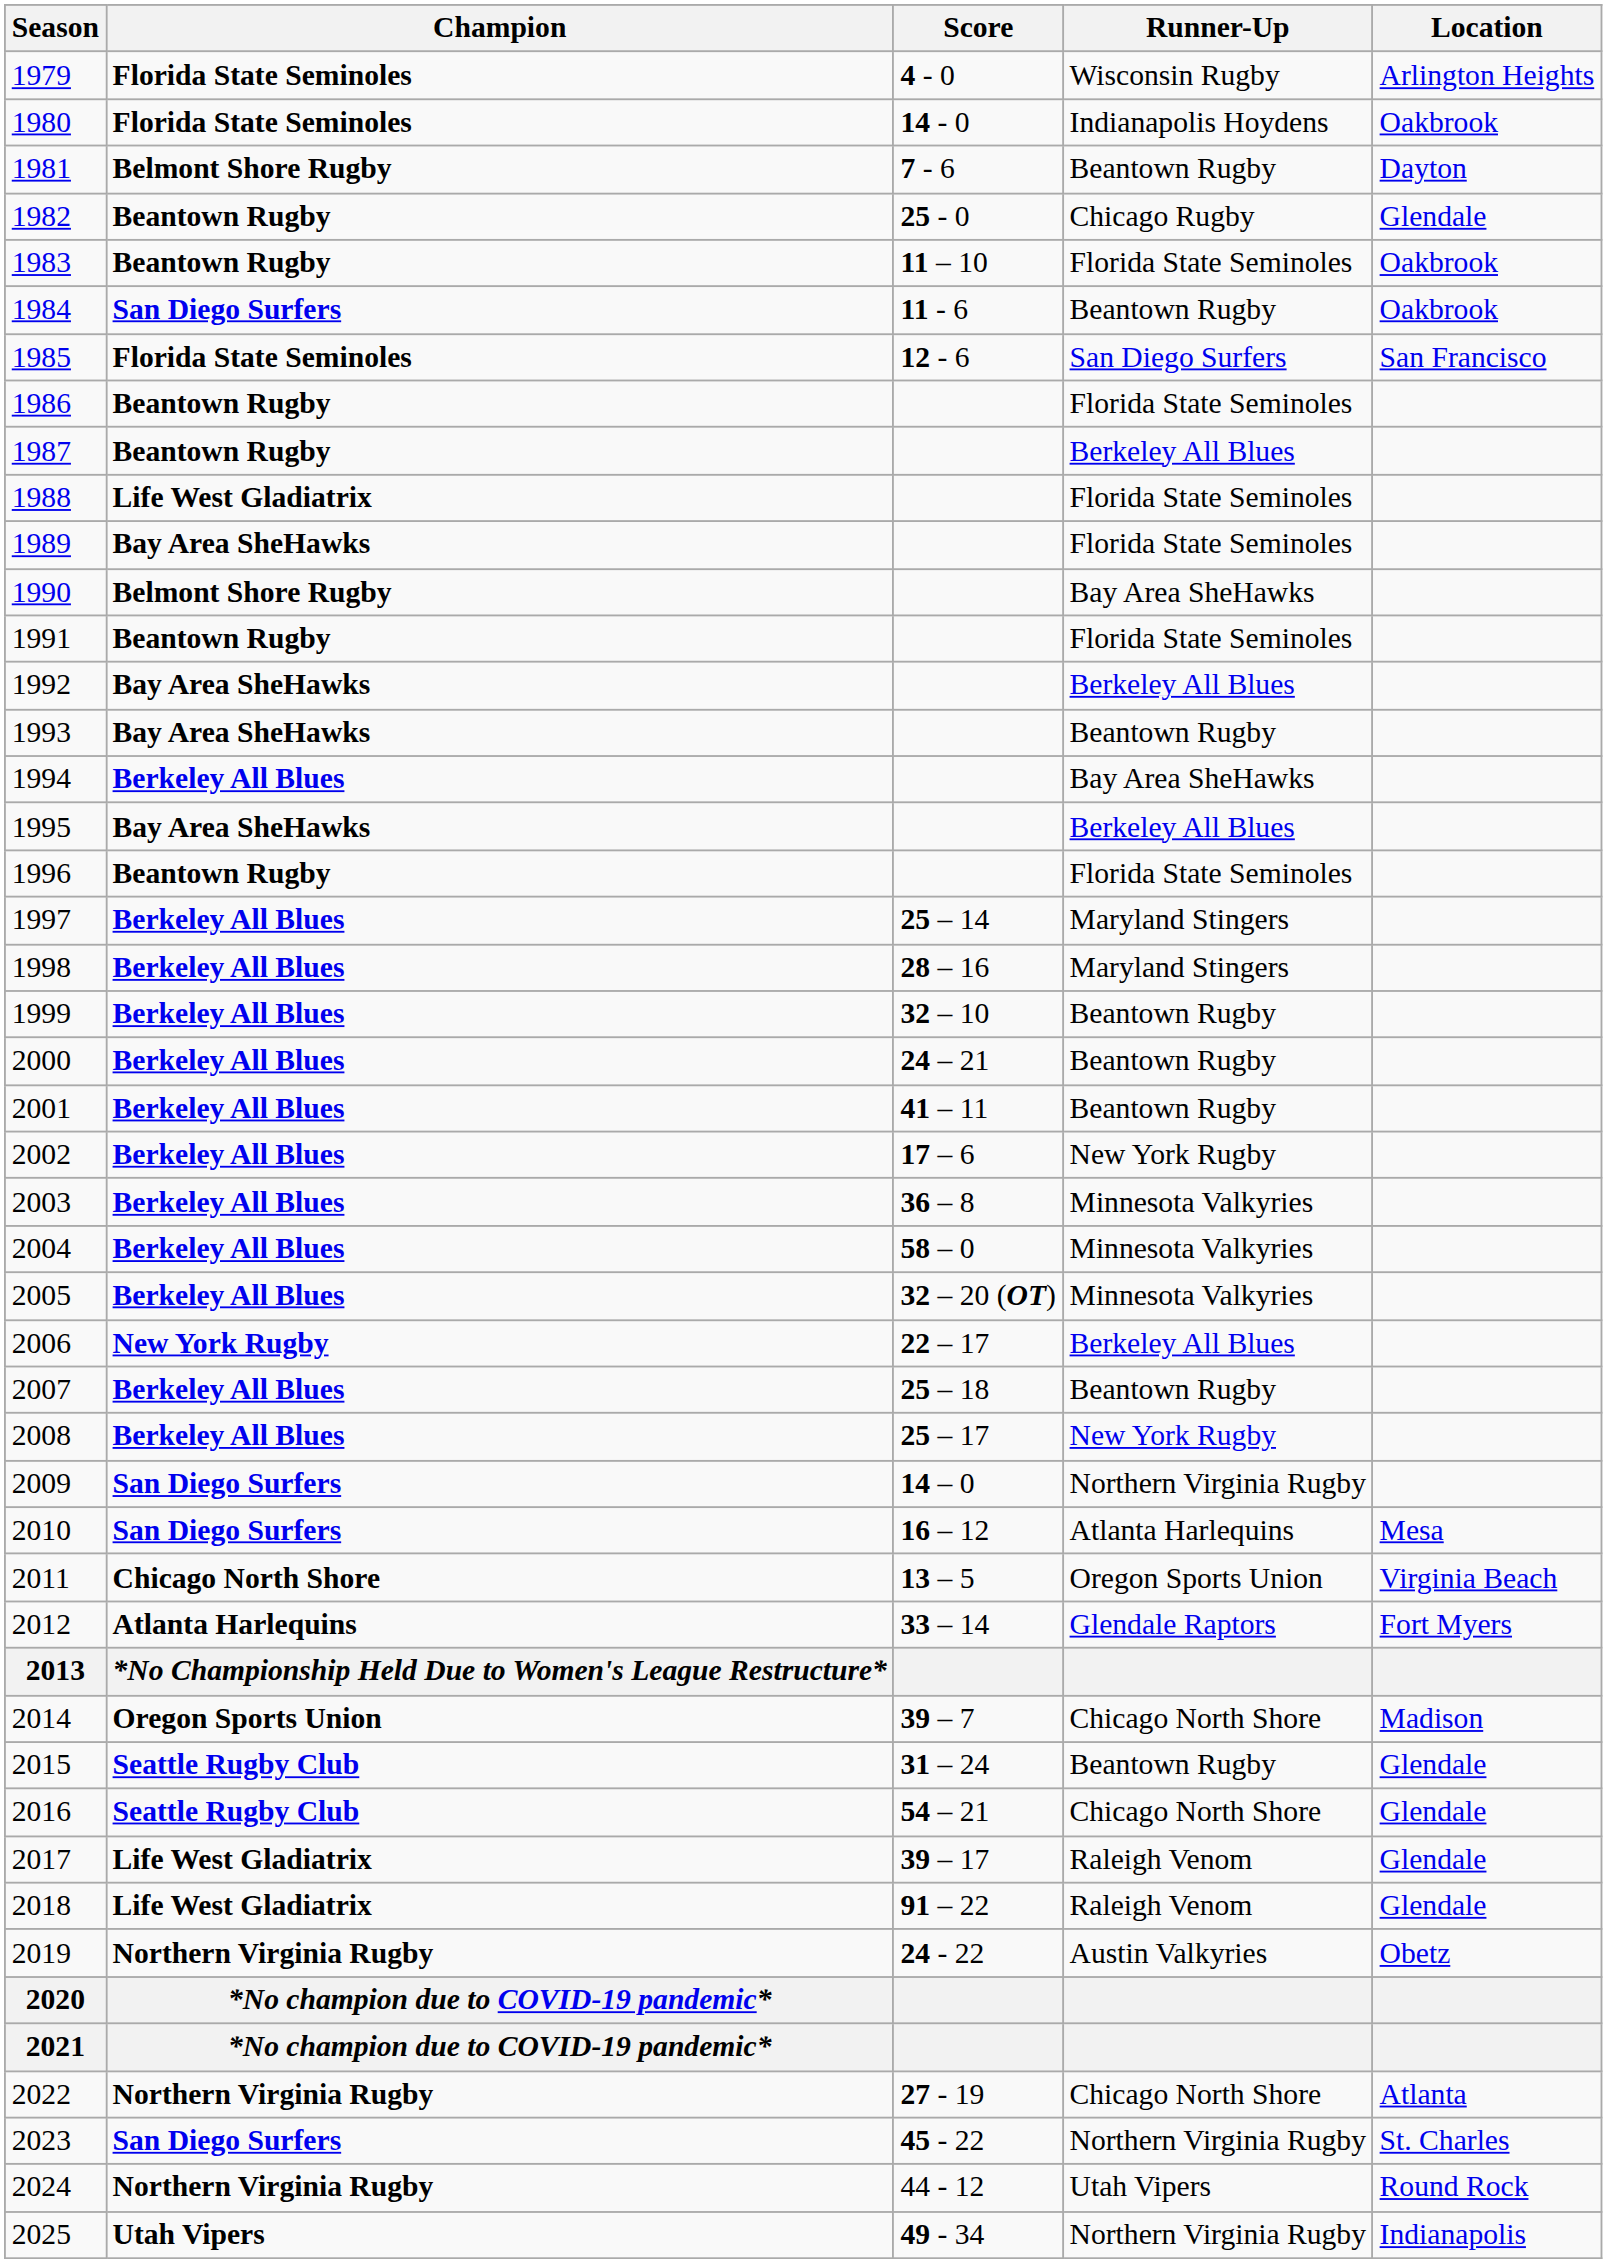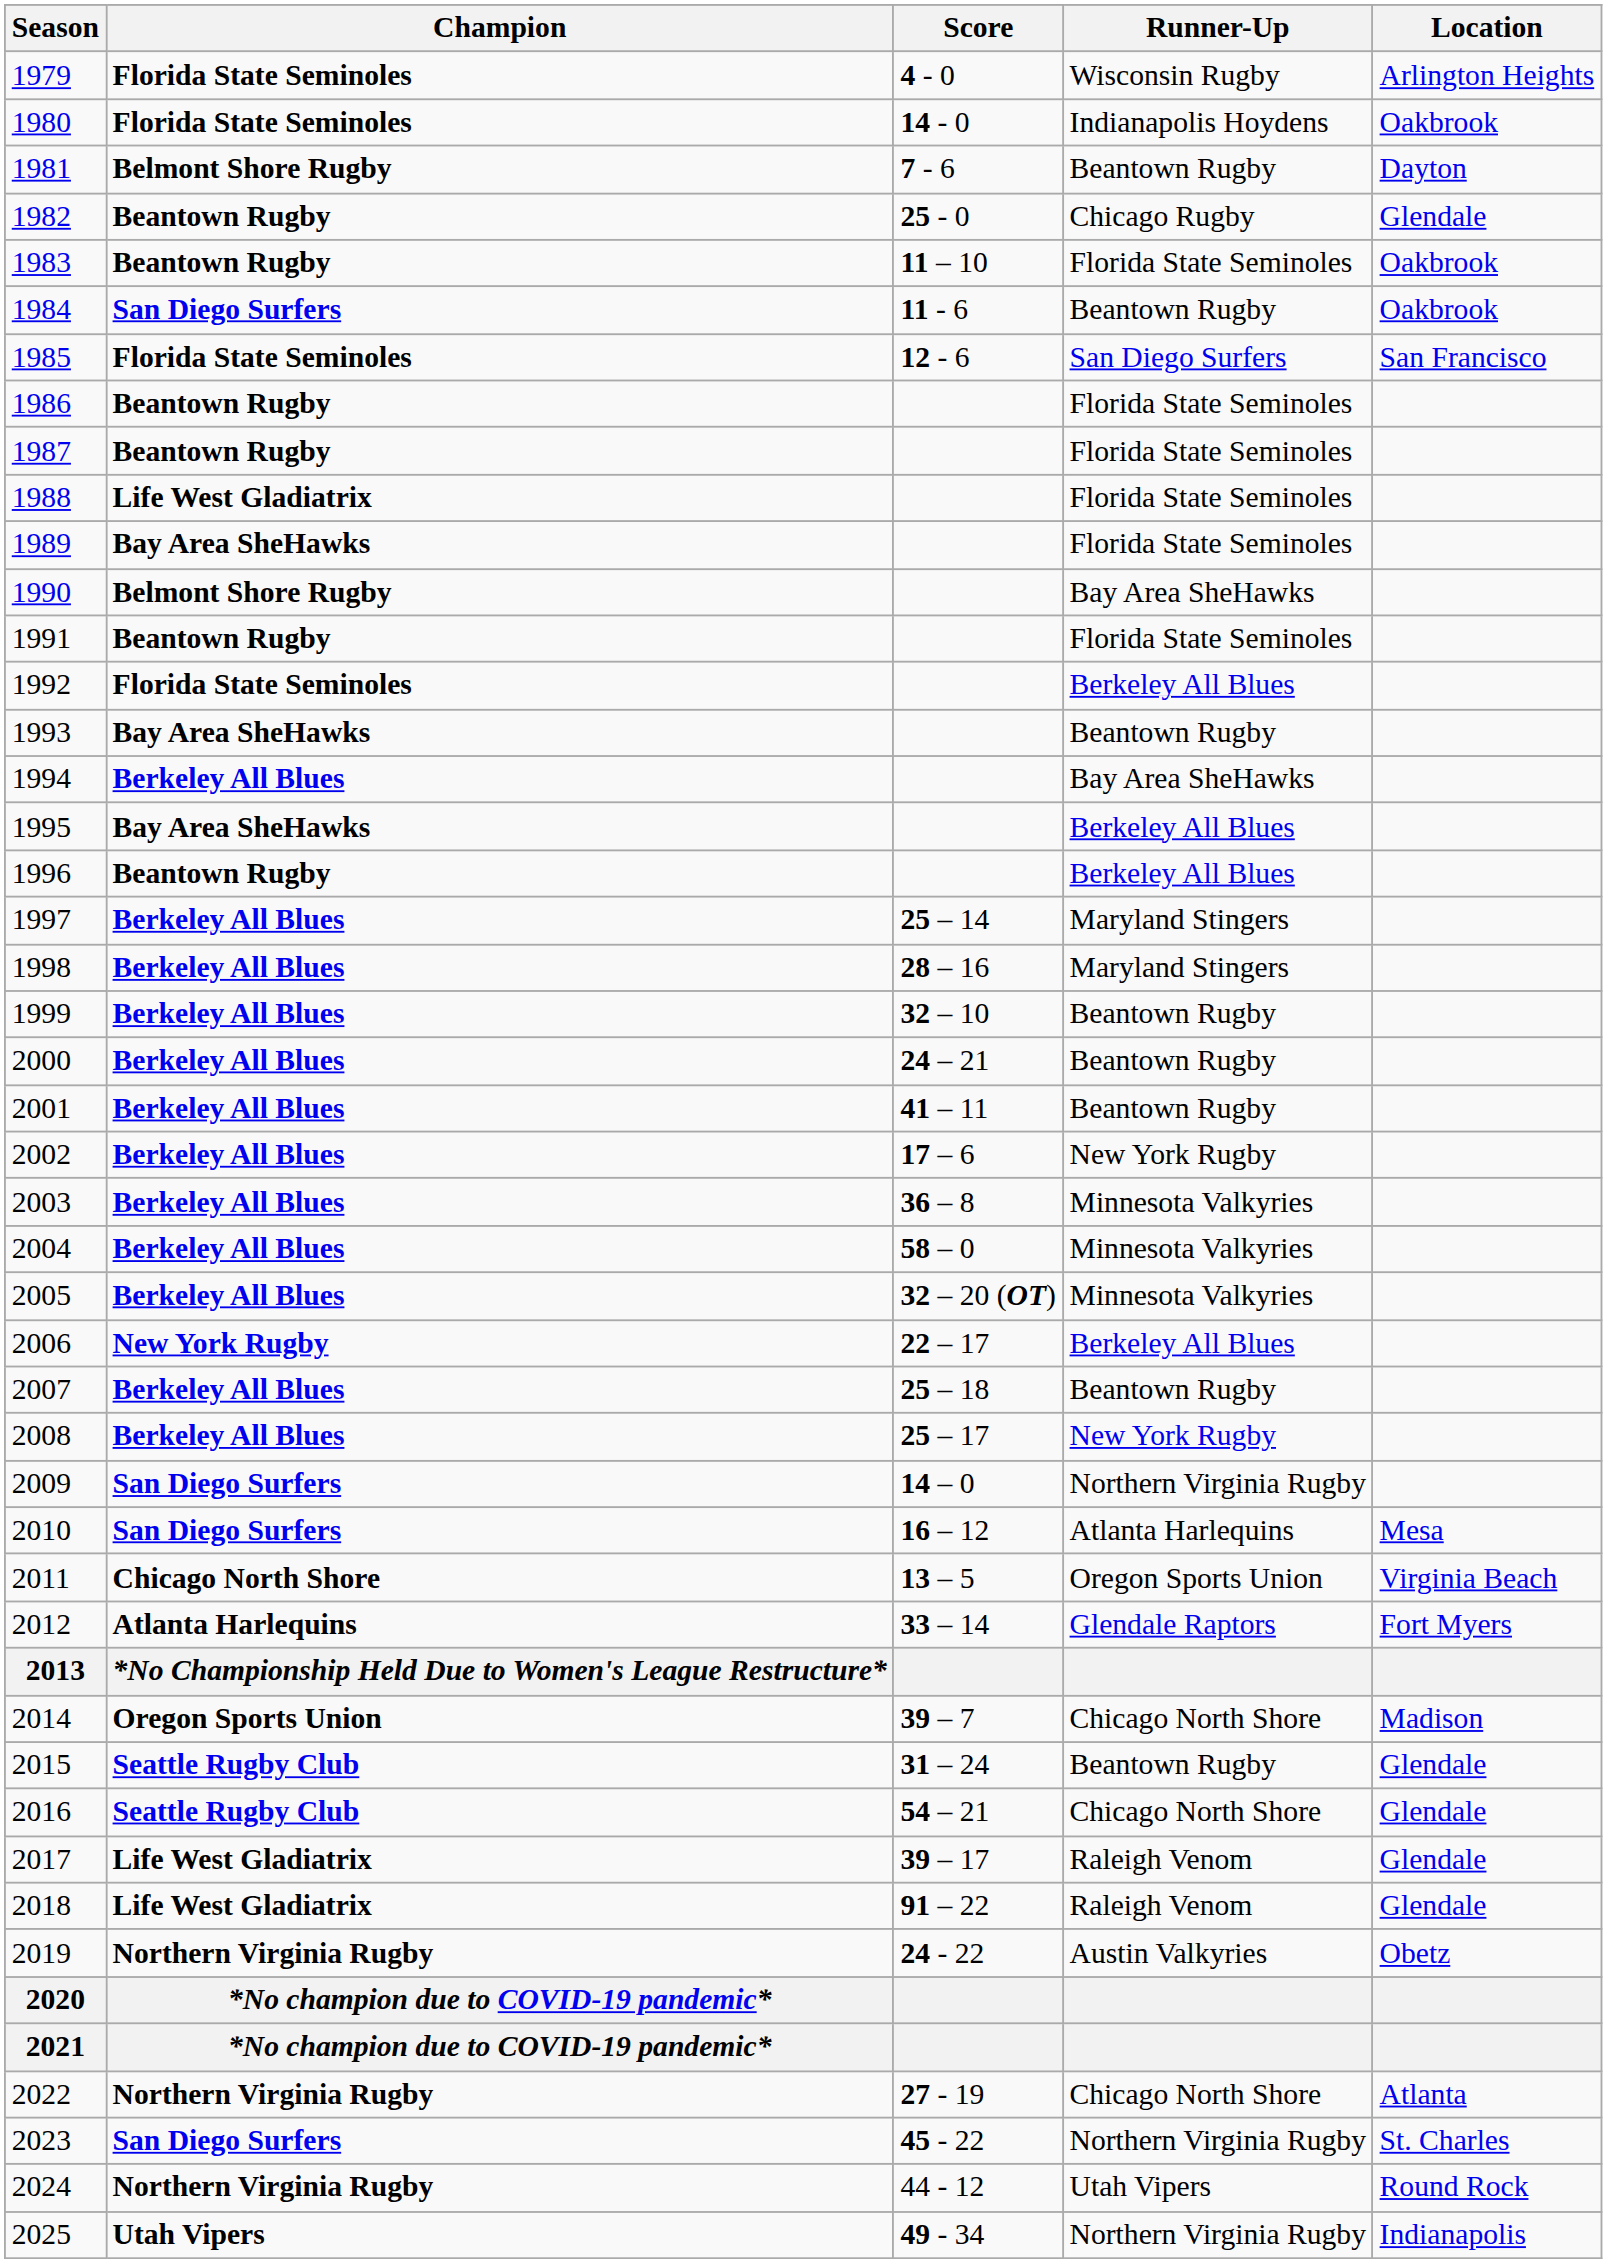(1182, 450) Berkeley All Blues -> (1211, 450) Florida State Seminoles
(241, 685) Bay Area SheHawks -> (262, 685) Florida State Seminoles
(1211, 872) Florida State Seminoles -> (1182, 872) Berkeley All Blues
